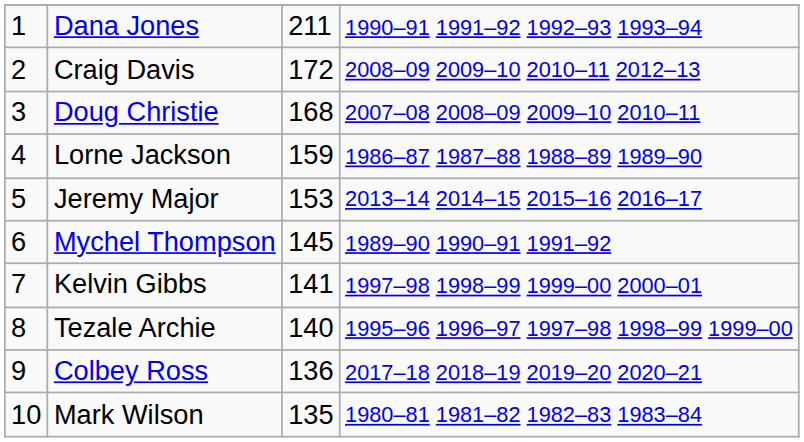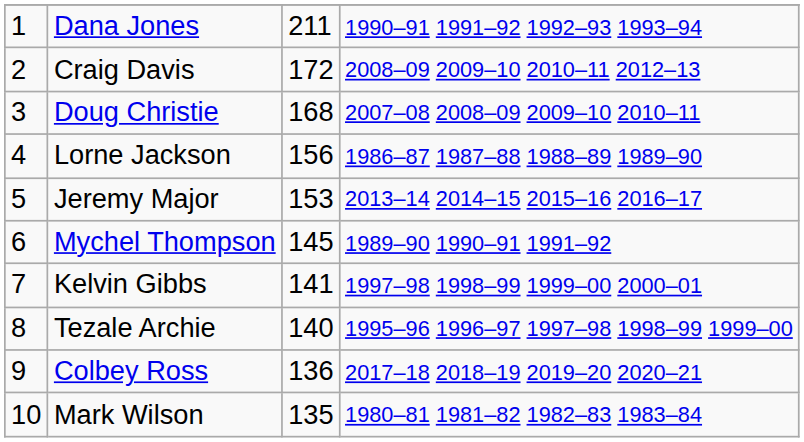(311, 155) 159 -> (311, 155) 156
